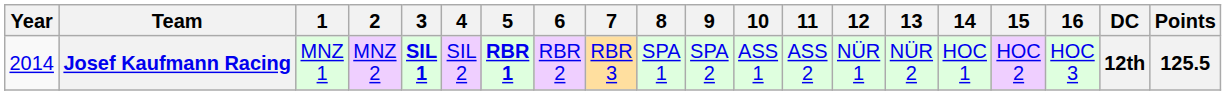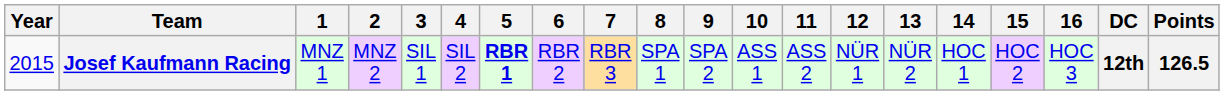(32, 63) 2014 -> (32, 63) 2015
(422, 63) bold -> (421, 63) normal
(1185, 63) 125.5 -> (1184, 63) 126.5
